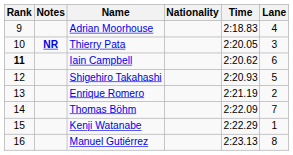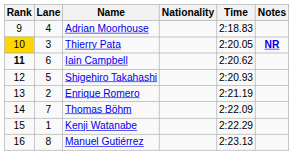columns swapped: (274, 12) <-> (51, 12)
(19, 45) no background -> (19, 45) gold background
